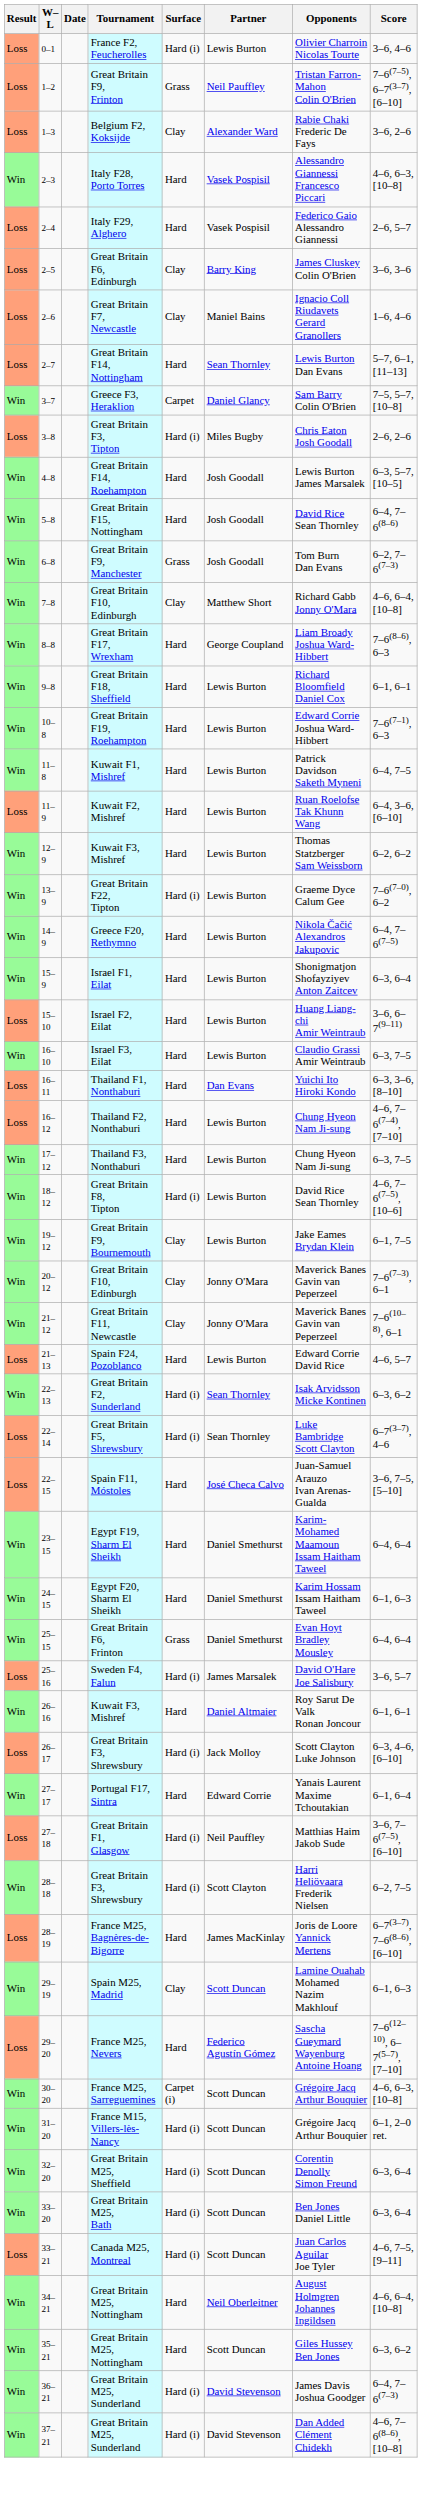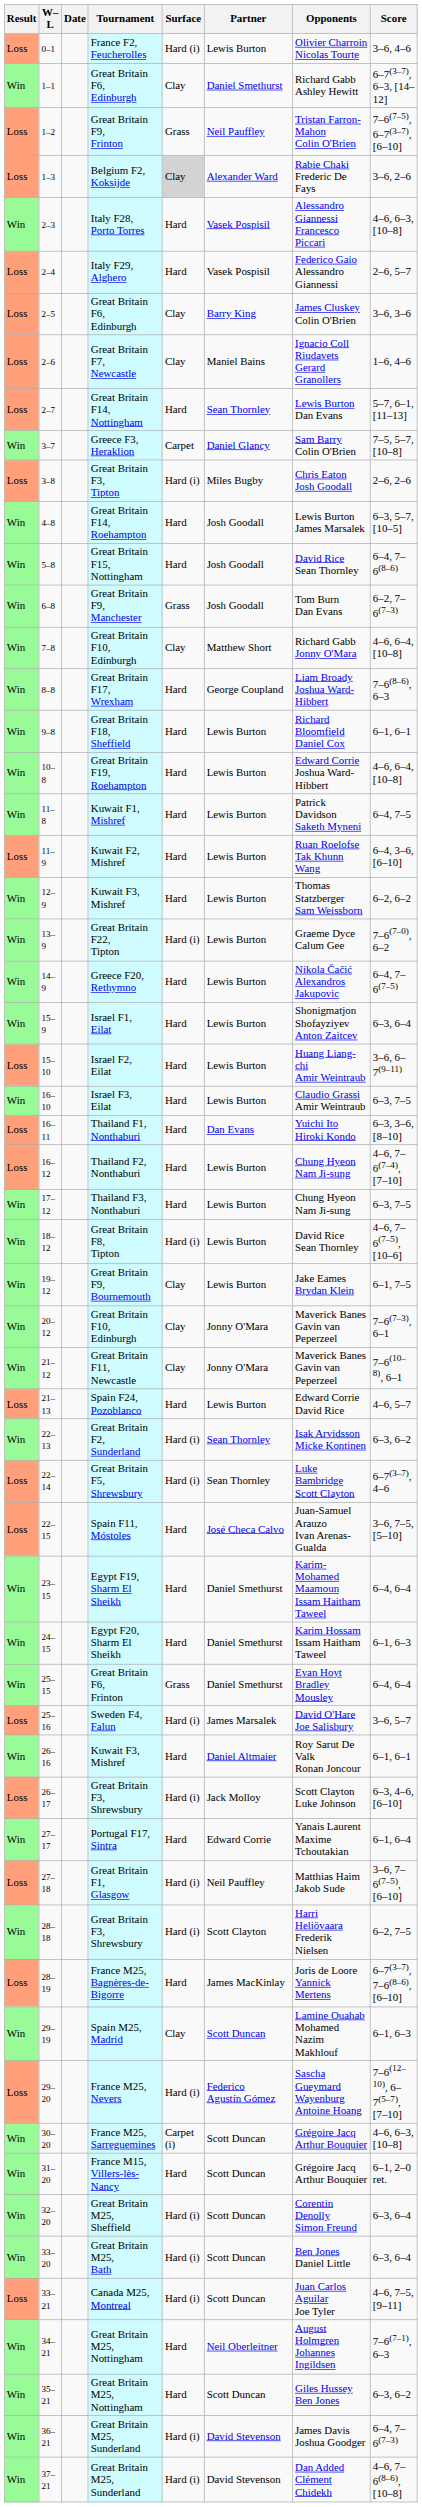+ row: (48, 86)
(175, 131) no background -> (175, 176) lightgrey background
(392, 728) 7–6(7–1), 6–3 -> (393, 773) 4–6, 6–4, [10–8]
(176, 2047) Hard -> (182, 2092) Hard (i)
(182, 2129) Hard (i) -> (176, 2173) Hard
(393, 2302) 4–6, 6–4, [10–8] -> (392, 2347) 7–6(7–1), 6–3
